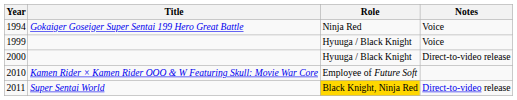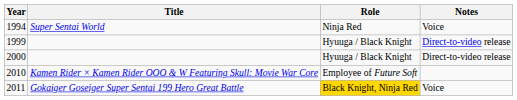(137, 27) Gokaiger Goseiger Super Sentai 199 Hero Great Battle -> (67, 27) Super Sentai World
(433, 42) Voice -> (466, 42) Direct-to-video release
(67, 88) Super Sentai World -> (137, 88) Gokaiger Goseiger Super Sentai 199 Hero Great Battle
(466, 88) Direct-to-video release -> (433, 88) Voice
